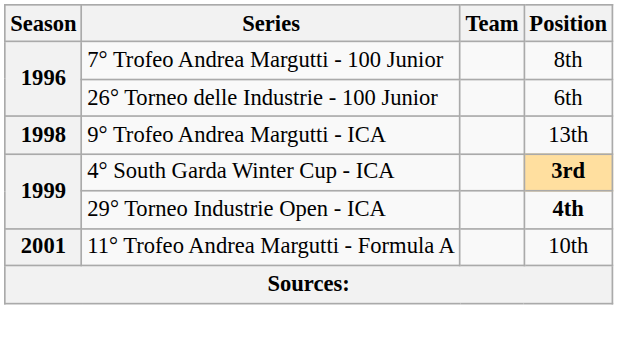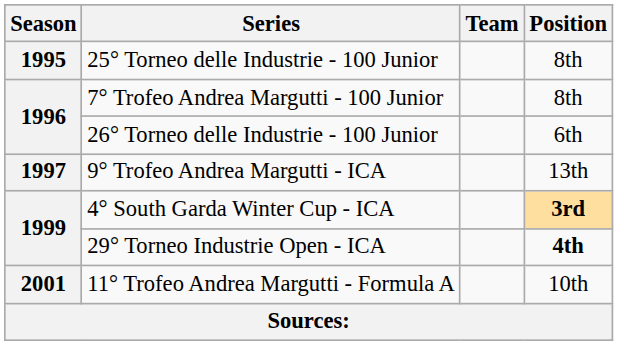+ row: (263, 59)
(43, 134) 1998 -> (43, 171) 1997
